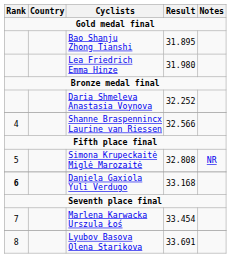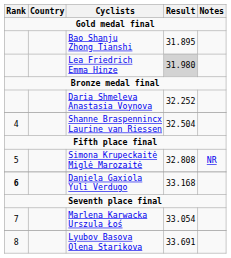(181, 65) no background -> (181, 65) lightgrey background
(181, 124) 32.566 -> (181, 124) 32.504
(181, 219) 33.454 -> (181, 219) 33.054
